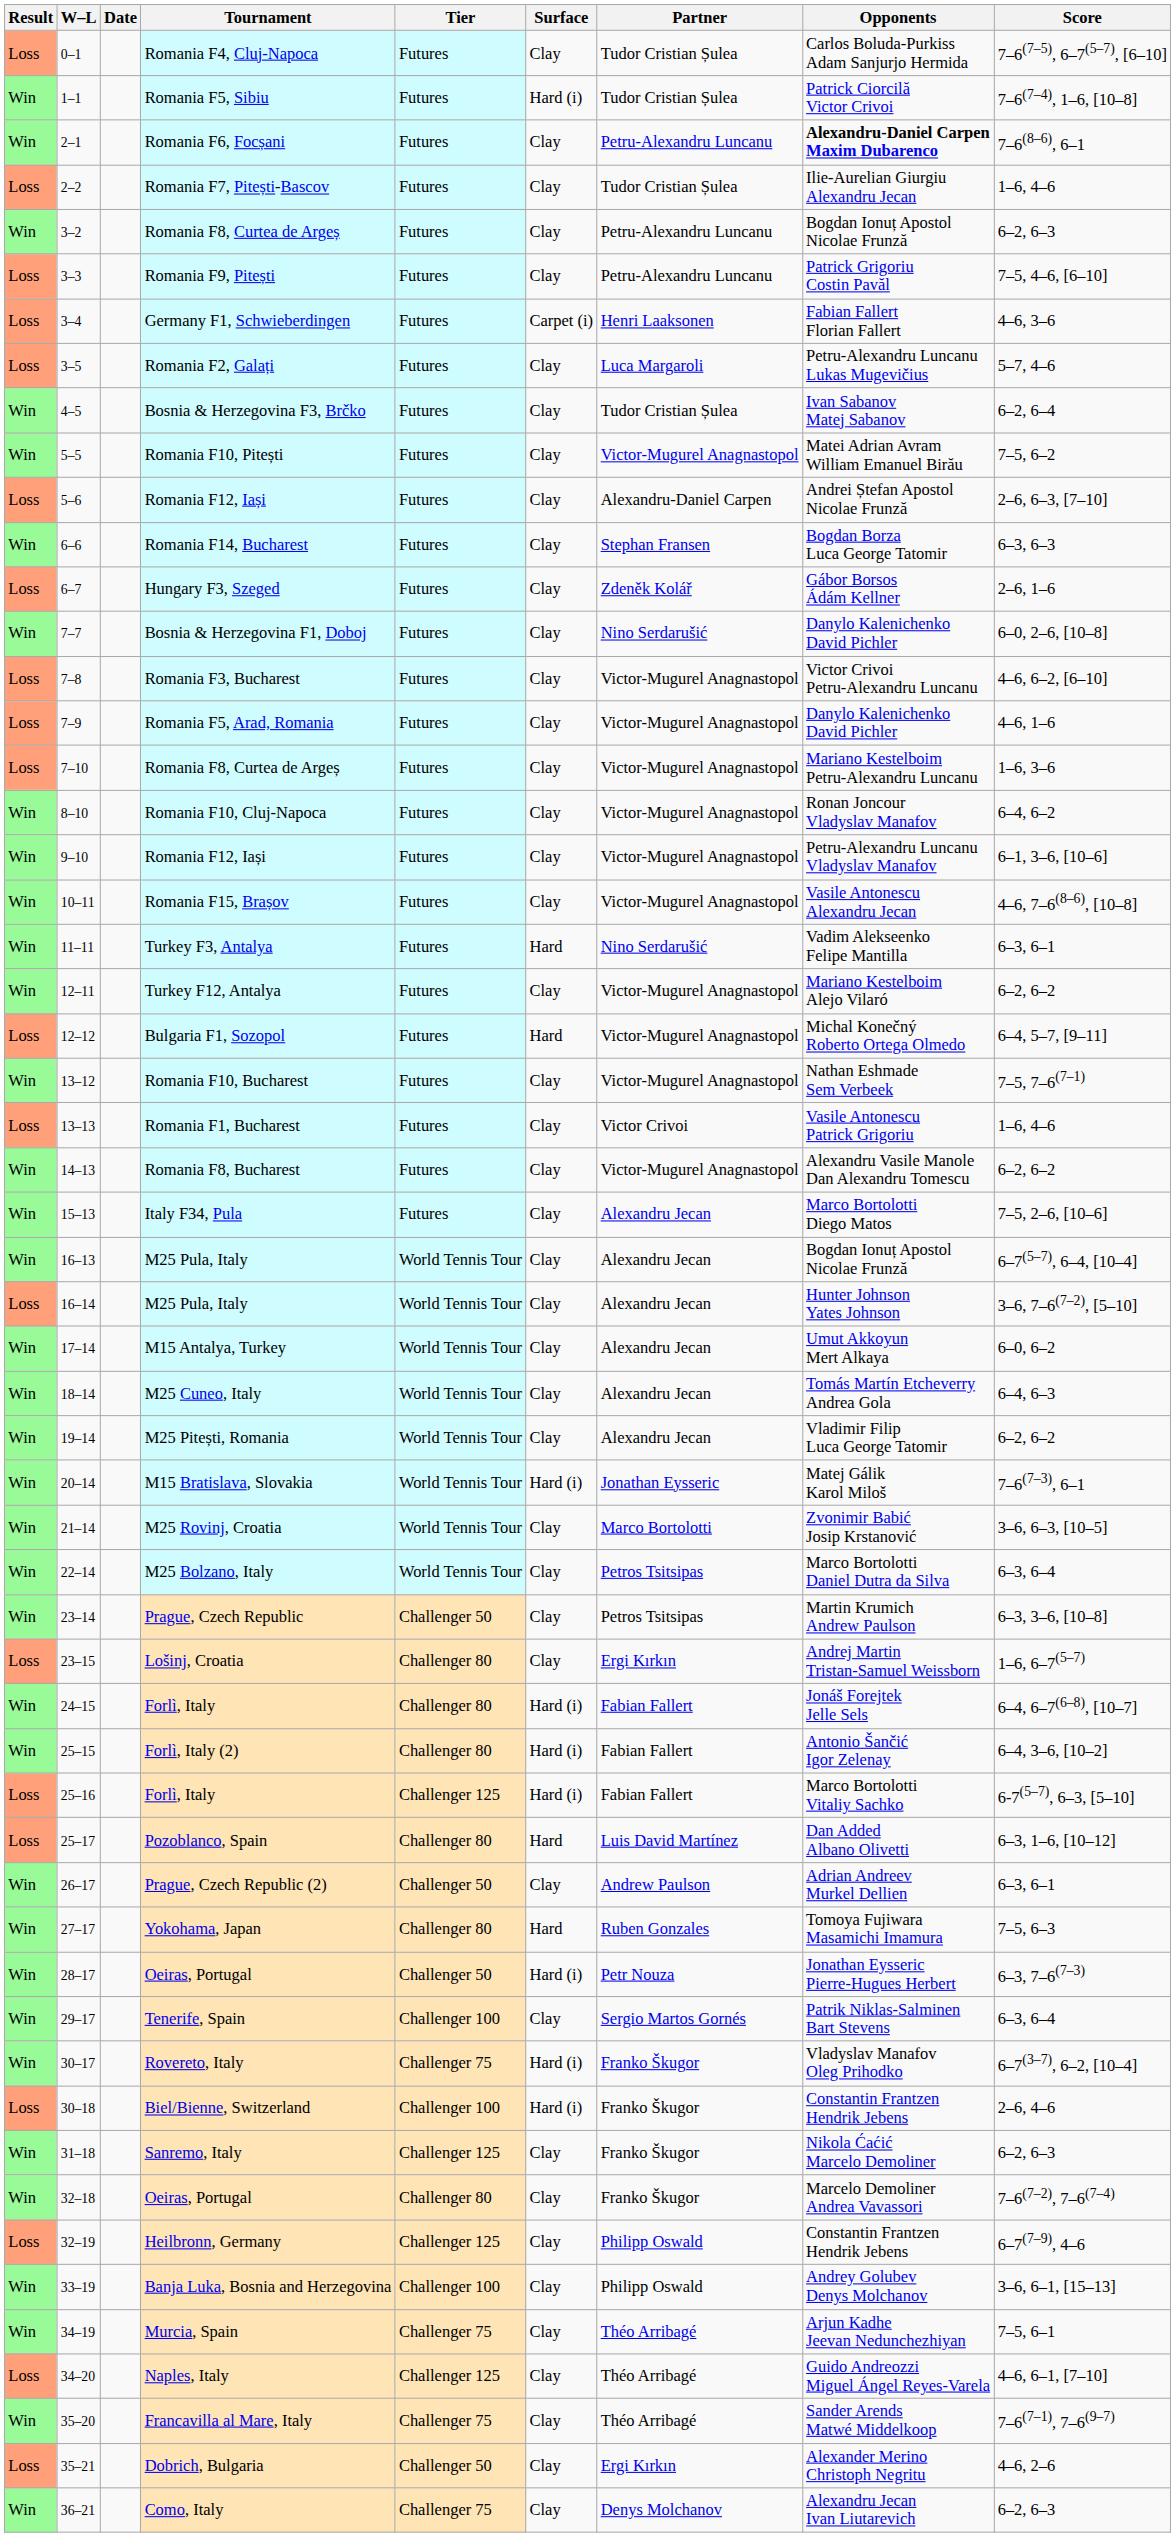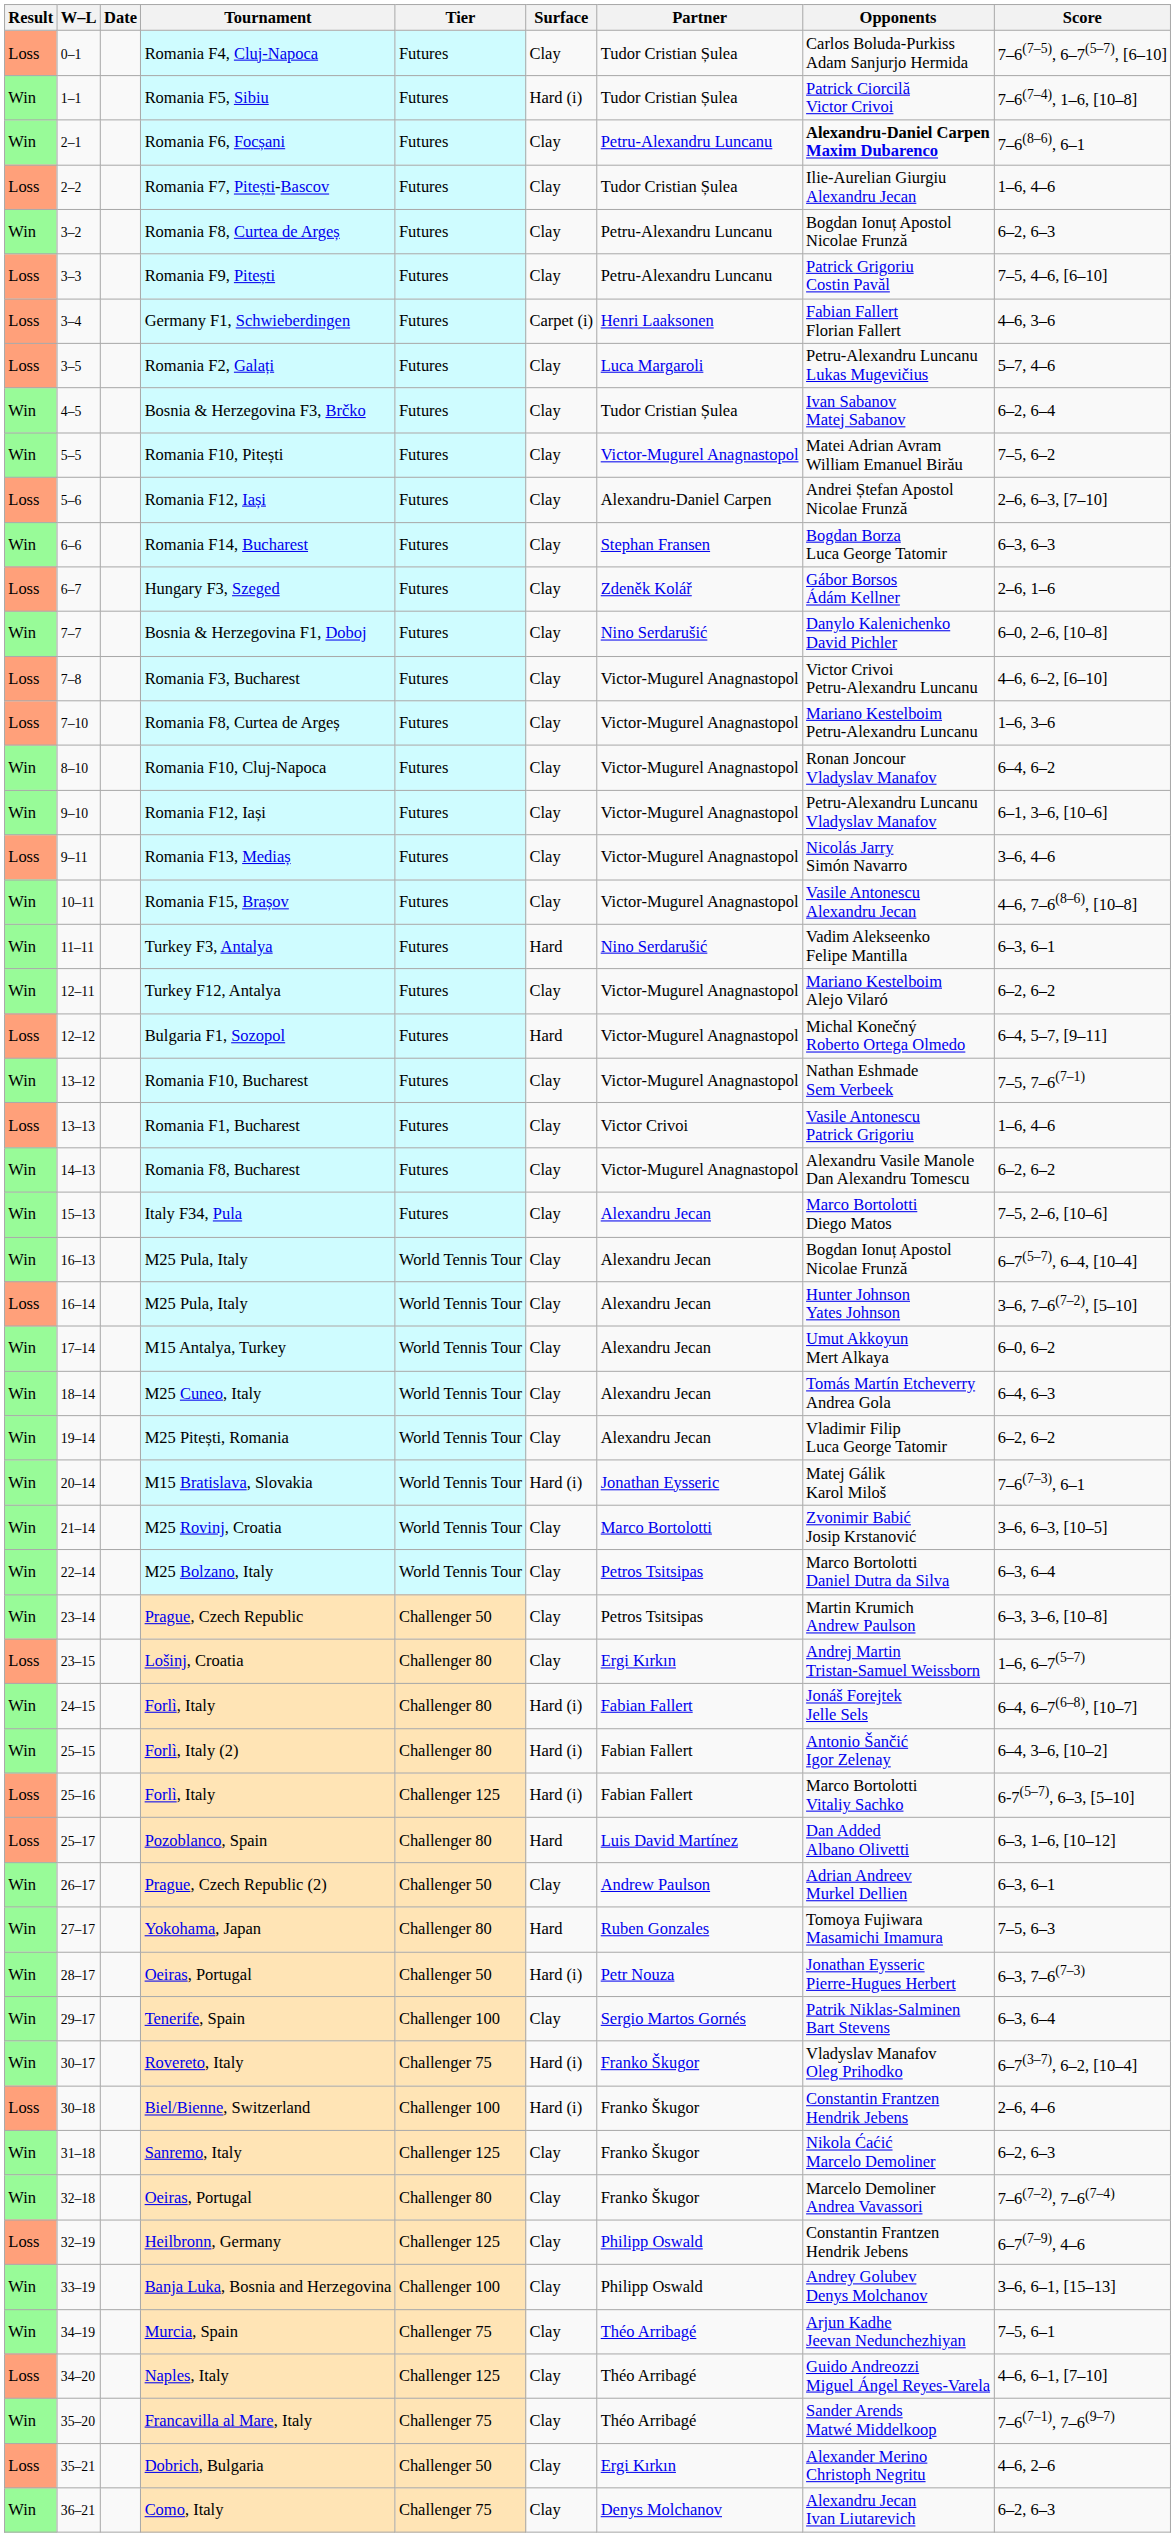- row: (71, 724)
+ row: (74, 858)
